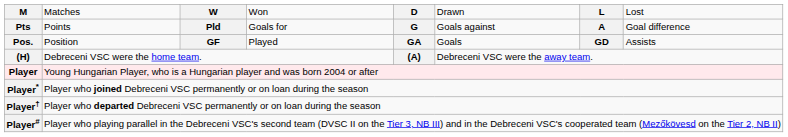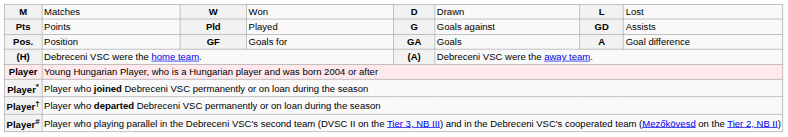(268, 26) Goals for -> (263, 26) Played
(602, 26) A -> (602, 26) GD
(658, 26) Goal difference -> (641, 26) Assists
(263, 41) Played -> (268, 41) Goals for
(602, 41) GD -> (602, 41) A
(641, 41) Assists -> (658, 41) Goal difference
